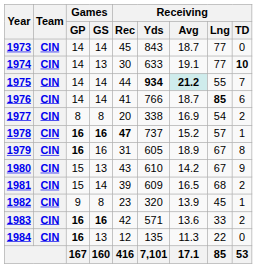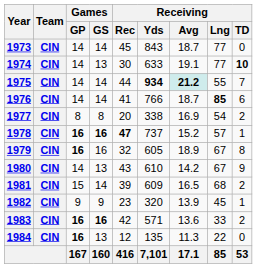(125, 151) 31 -> (125, 151) 32
(78, 168) 15 -> (78, 168) 14
(101, 202) 8 -> (101, 202) 9
